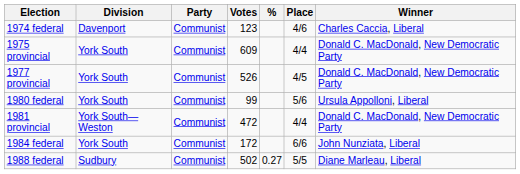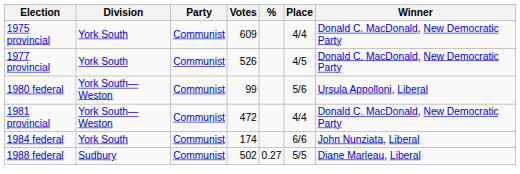- row: (35, 28)
(103, 100) York South -> (108, 90) York South—Weston
(249, 144) 172 -> (248, 139) 174
